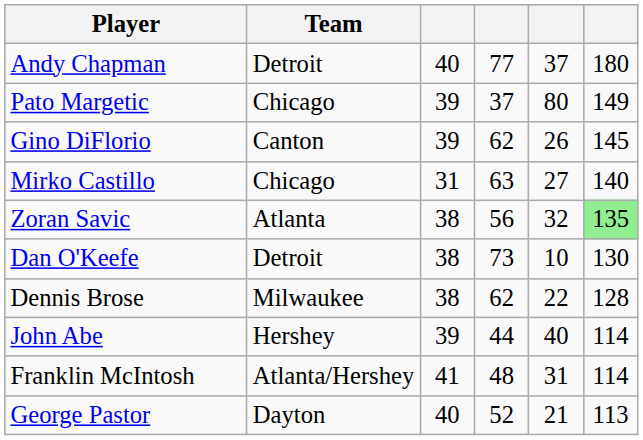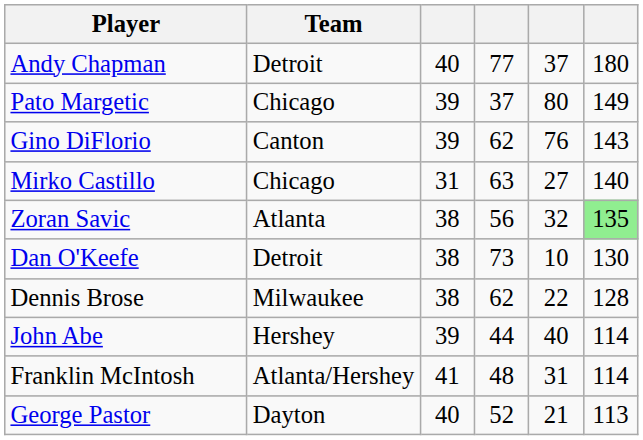(556, 141) 26 -> (556, 141) 76
(611, 141) 145 -> (611, 141) 143
